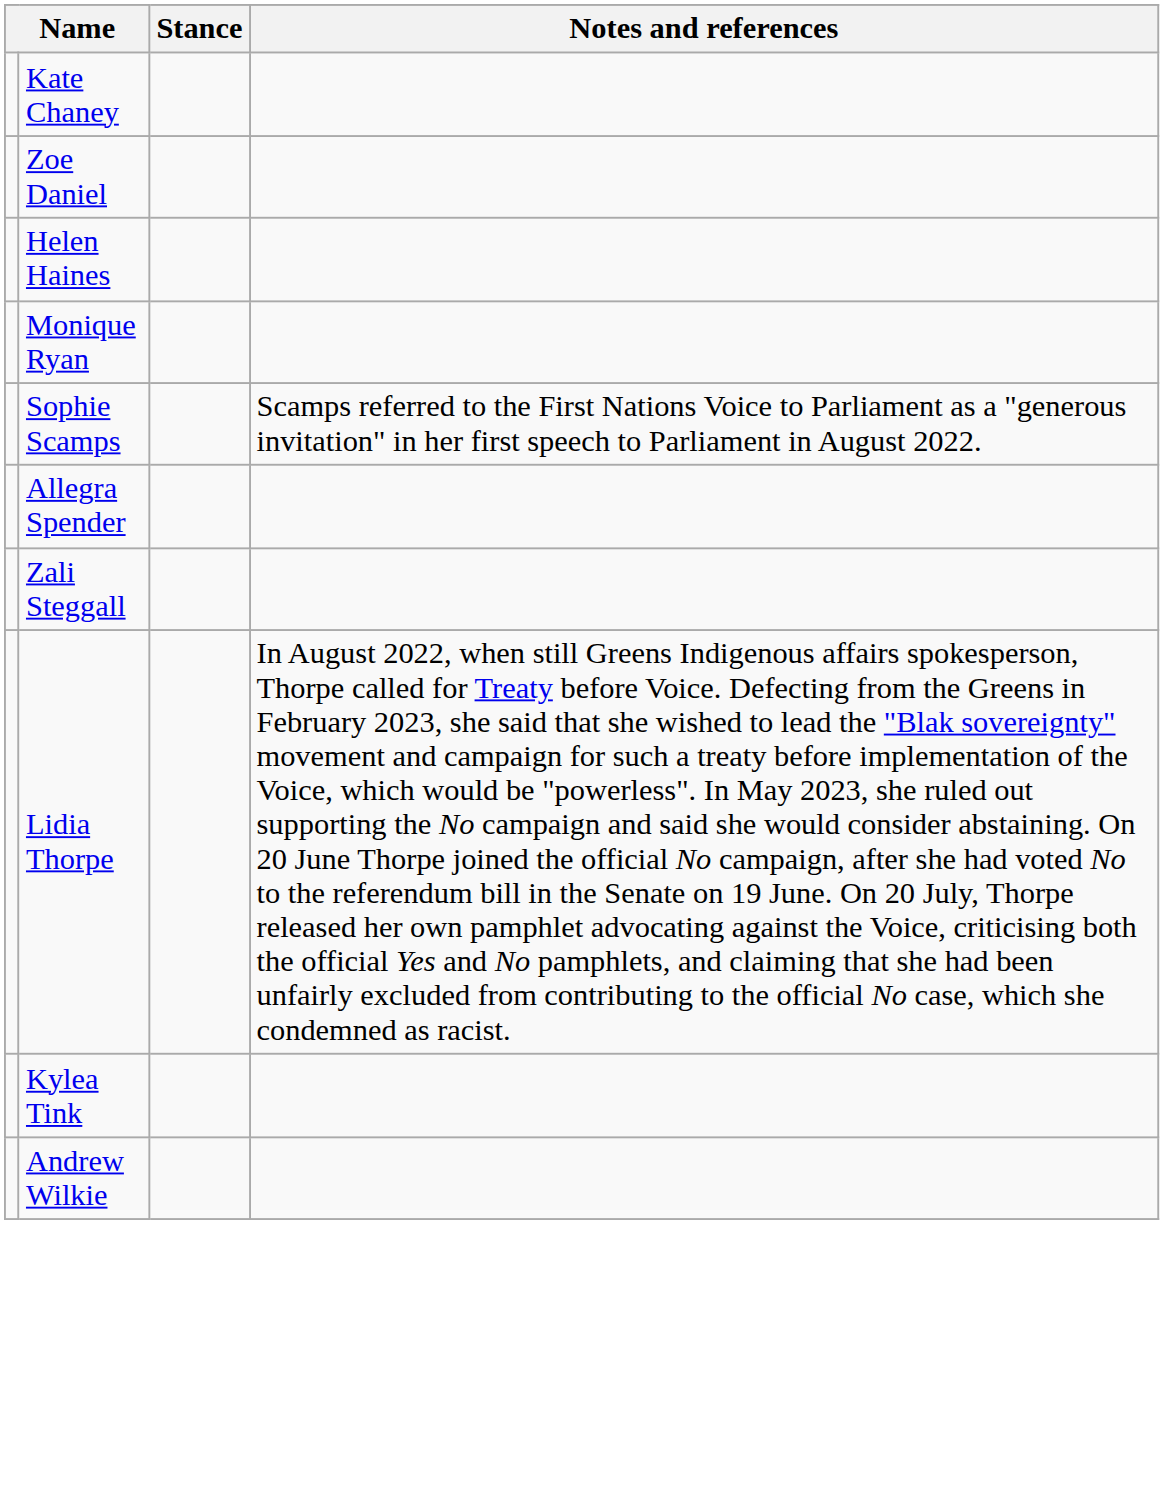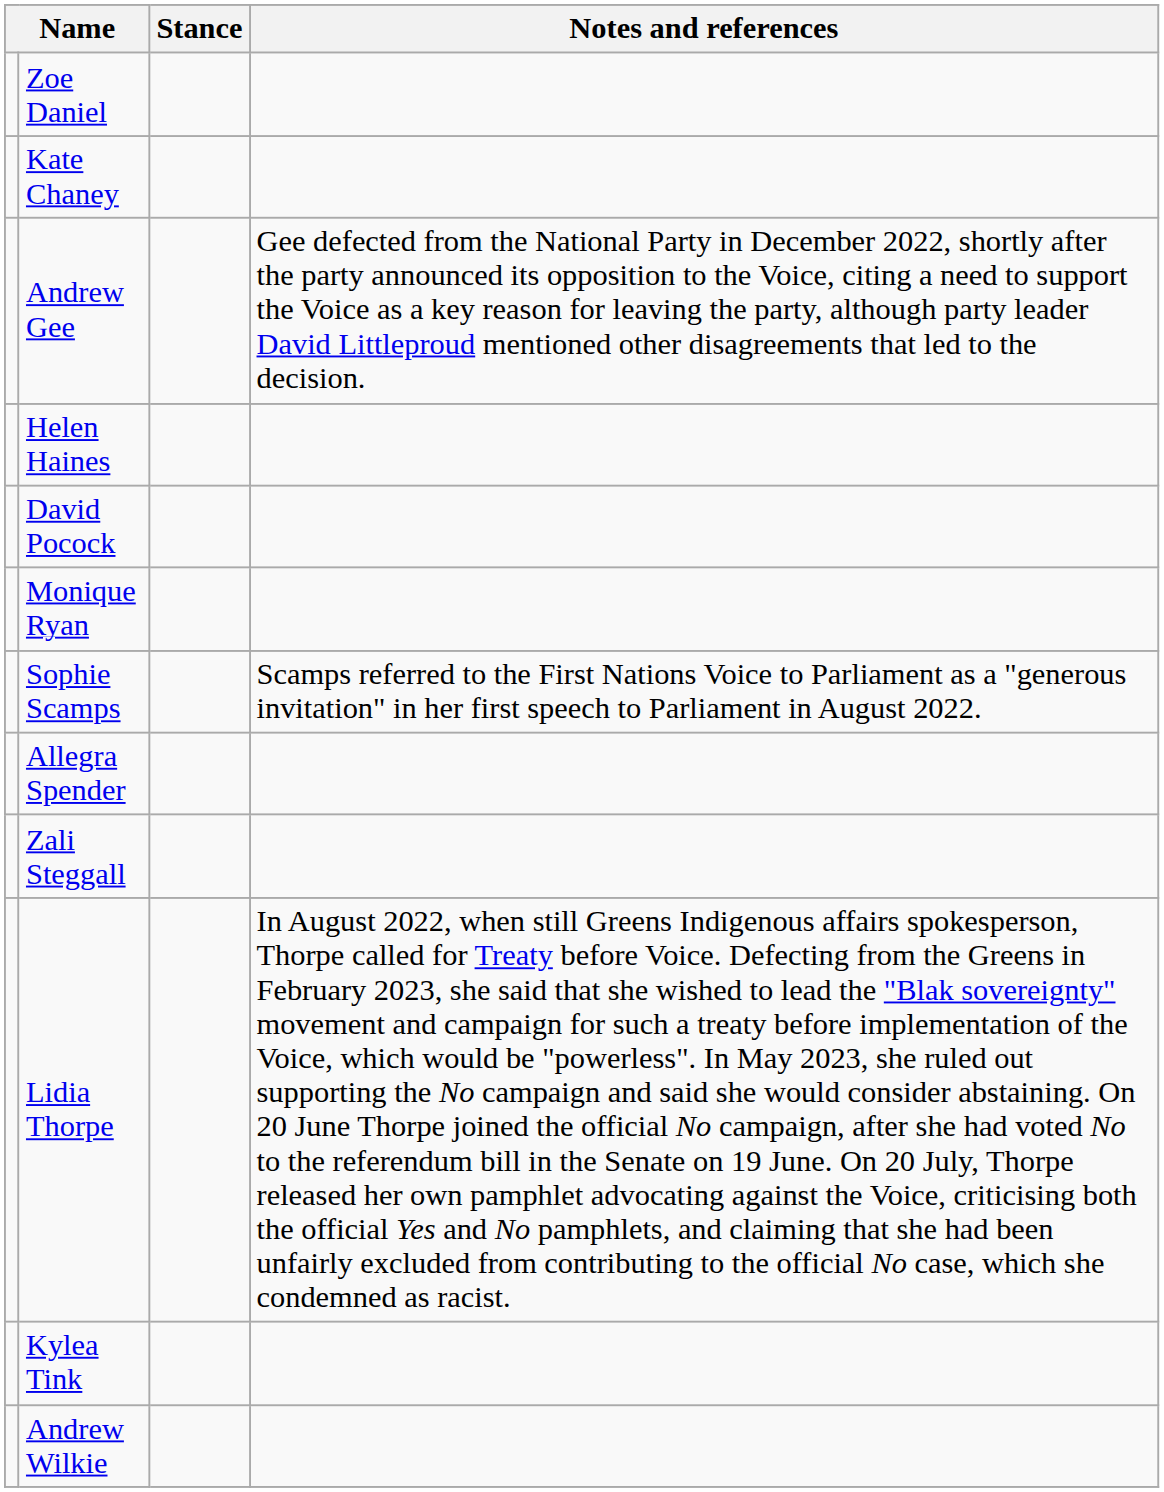rows swapped: (72, 93) <-> (66, 176)
+ row: (75, 310)
+ row: (71, 526)
